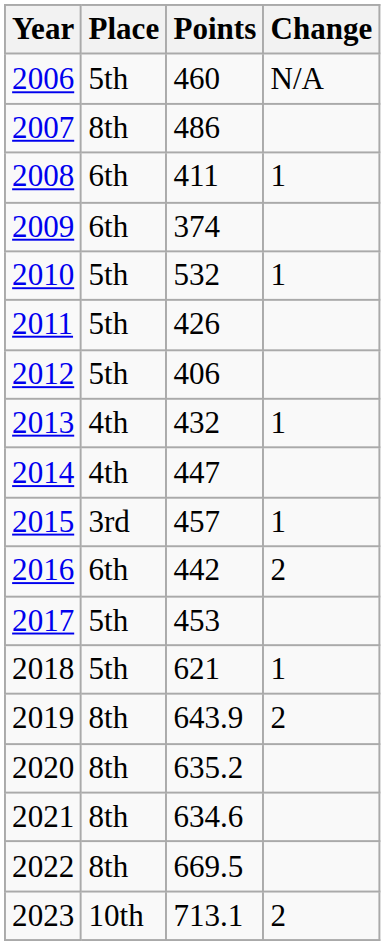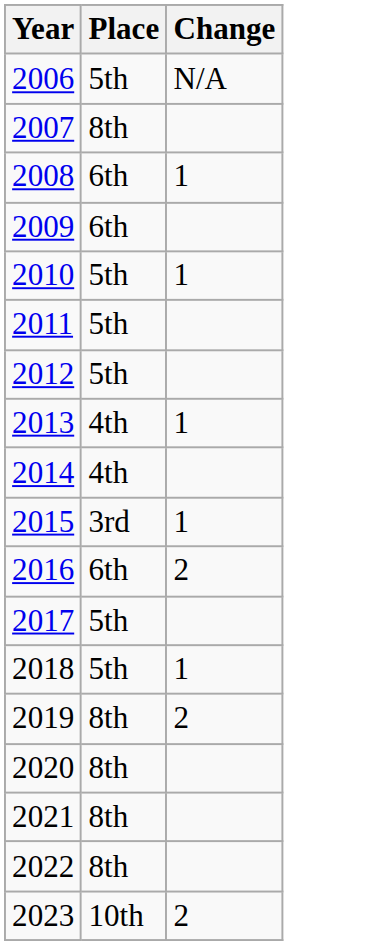- column: (215, 29)
